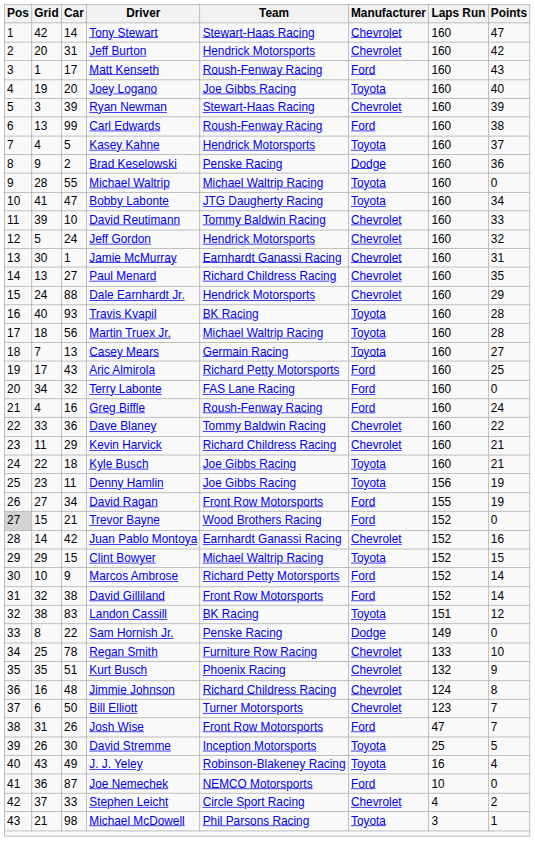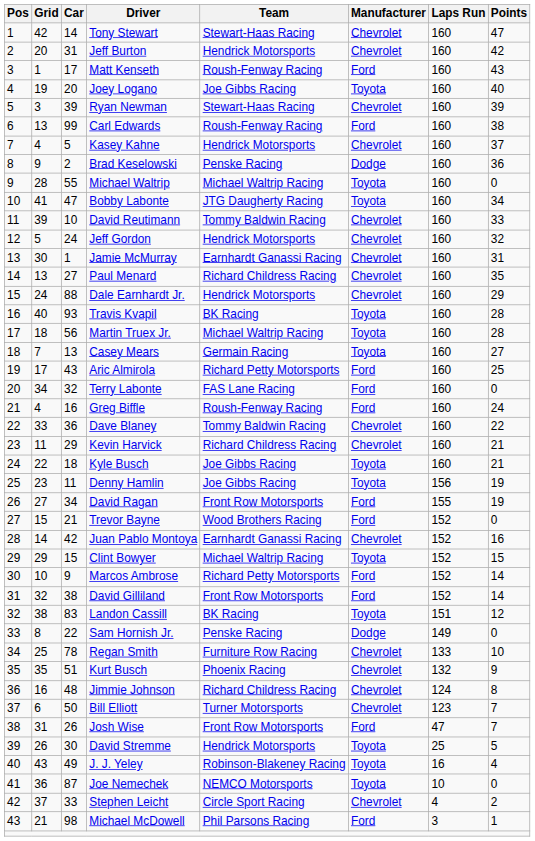(368, 145) Toyota -> (376, 145) Chevrolet
(14, 520) lightgrey background -> (14, 520) no background
(260, 746) Inception Motorsports -> (259, 746) Hendrick Motorsports
(363, 783) Ford -> (368, 783) Toyota
(368, 821) Toyota -> (363, 821) Ford
